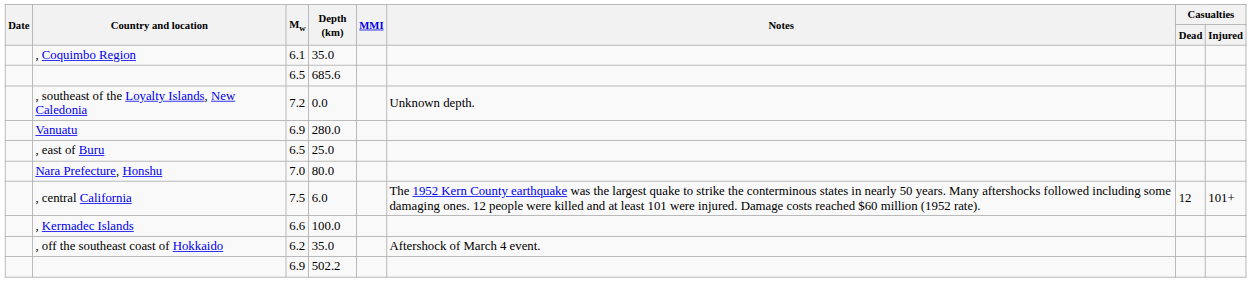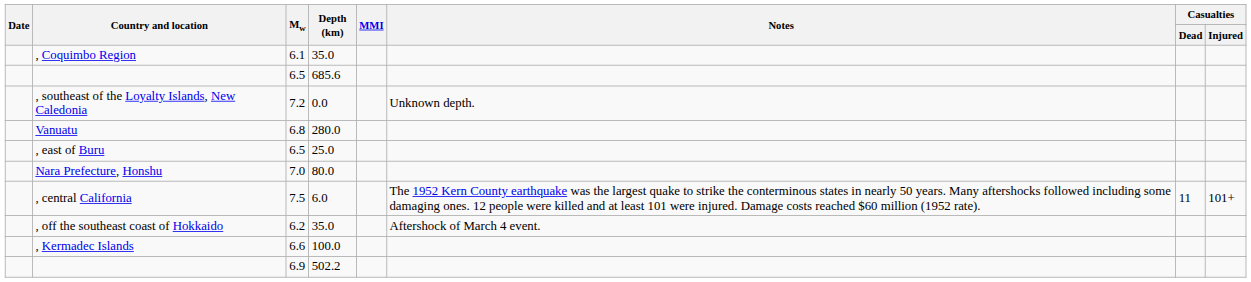(297, 130) 6.9 -> (297, 130) 6.8
(1185, 198) 12 -> (1185, 198) 11
rows swapped: (85, 226) <-> (129, 246)
